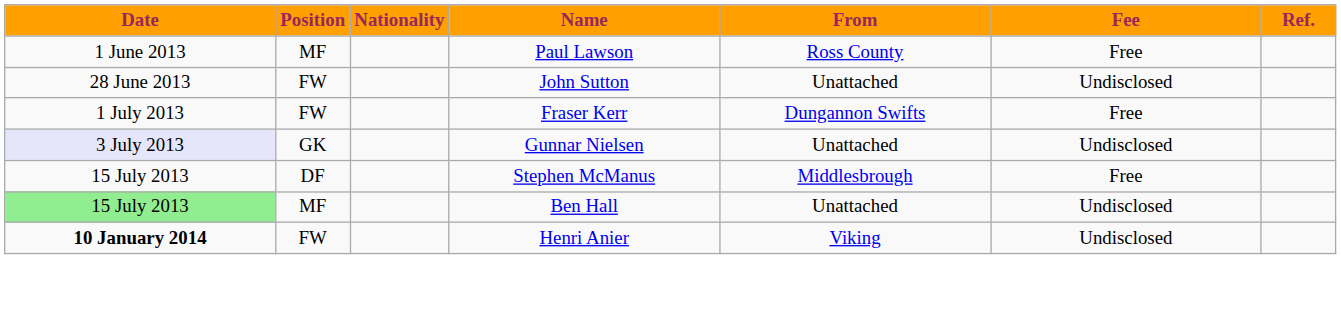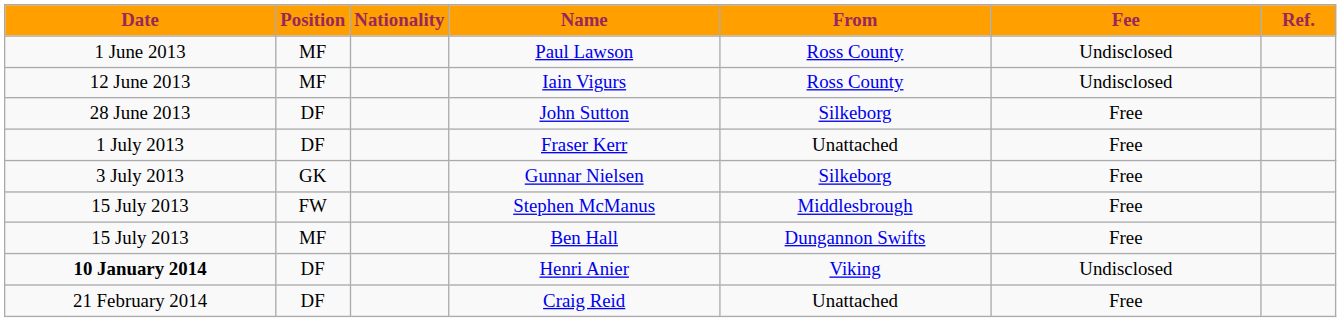(1126, 51) Free -> (1126, 51) Undisclosed
+ row: (584, 82)
(313, 82) FW -> (313, 113) DF
(855, 82) Unattached -> (855, 113) Silkeborg
(1126, 82) Undisclosed -> (1126, 113) Free
(313, 113) FW -> (313, 144) DF
(855, 113) Dungannon Swifts -> (855, 144) Unattached
(140, 144) lavender background -> (140, 176) no background
(855, 144) Unattached -> (855, 176) Silkeborg
(1126, 144) Undisclosed -> (1126, 176) Free
(313, 176) DF -> (313, 207) FW
(140, 207) lightgreen background -> (140, 238) no background
(855, 207) Unattached -> (855, 238) Dungannon Swifts
(1126, 207) Undisclosed -> (1126, 238) Free
(313, 238) FW -> (313, 269) DF
+ row: (584, 300)
